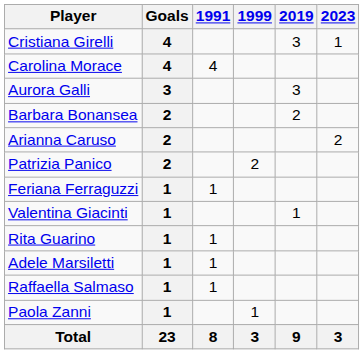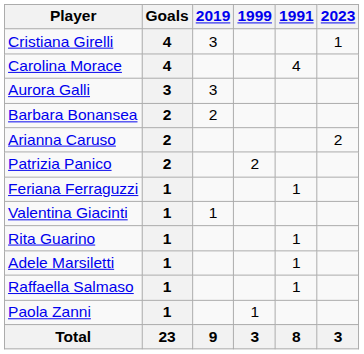columns swapped: (213, 16) <-> (296, 16)
